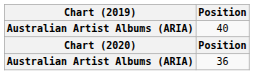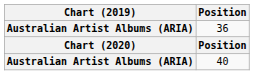rows swapped: (222, 61) <-> (222, 29)
